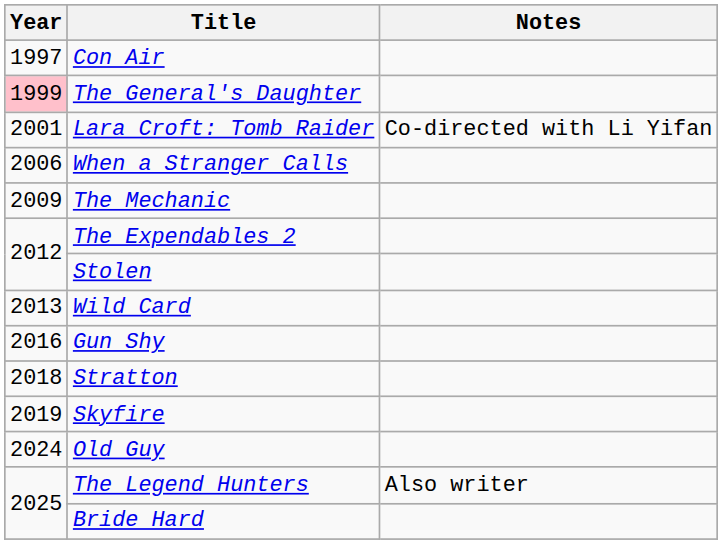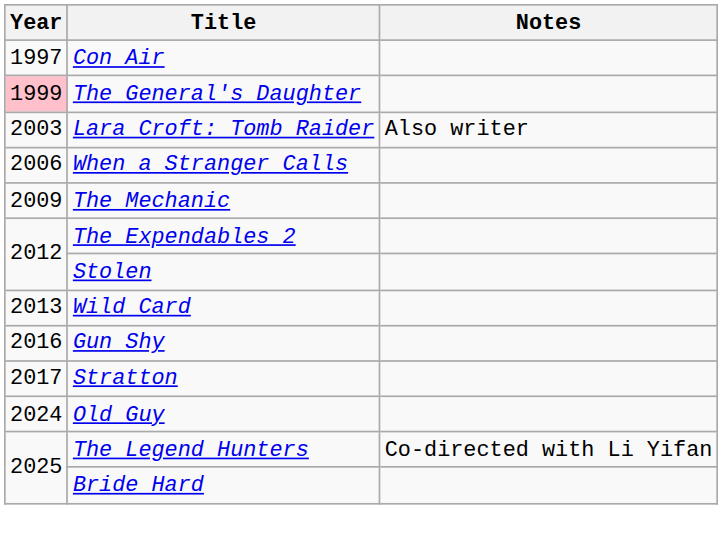(36, 129) 2001 -> (36, 129) 2003
(549, 129) Co-directed with Li Yifan -> (457, 129) Also writer
(36, 379) 2018 -> (36, 379) 2017
- row: (119, 414)
(457, 485) Also writer -> (549, 450) Co-directed with Li Yifan
